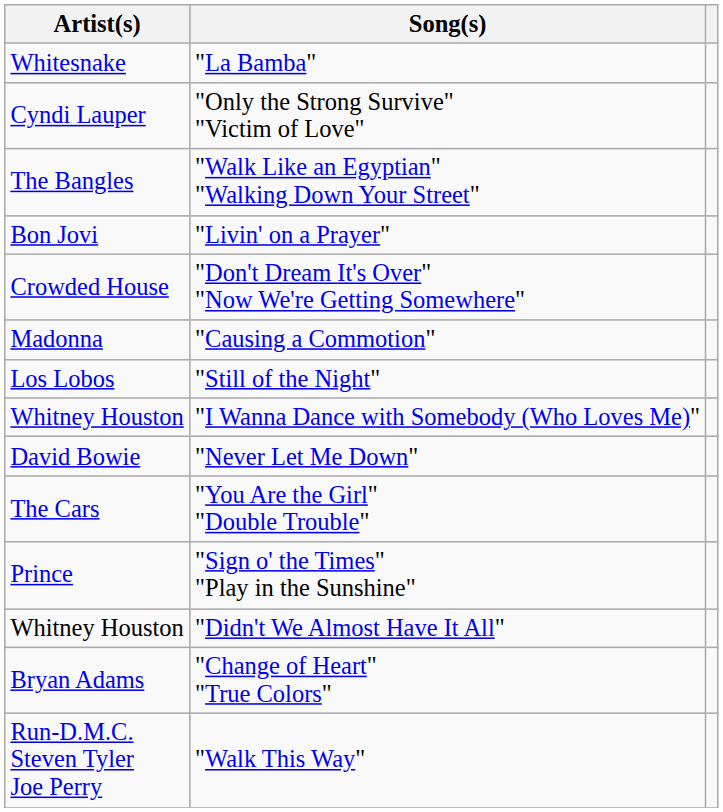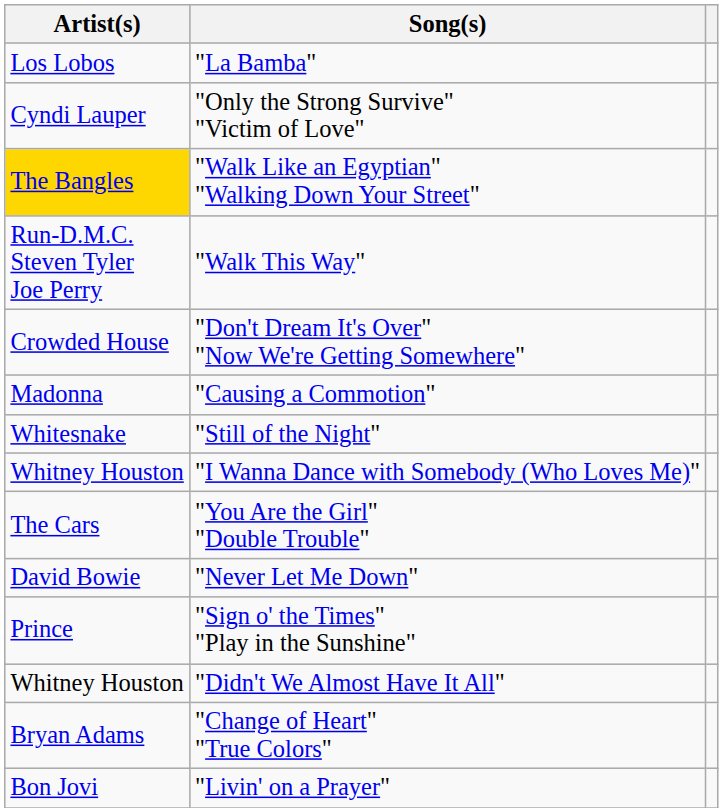(68, 62) Whitesnake -> (62, 62) Los Lobos
(72, 181) no background -> (72, 181) gold background
rows swapped: (293, 234) <-> (280, 760)
(62, 378) Los Lobos -> (68, 433) Whitesnake
rows swapped: (286, 508) <-> (307, 455)
